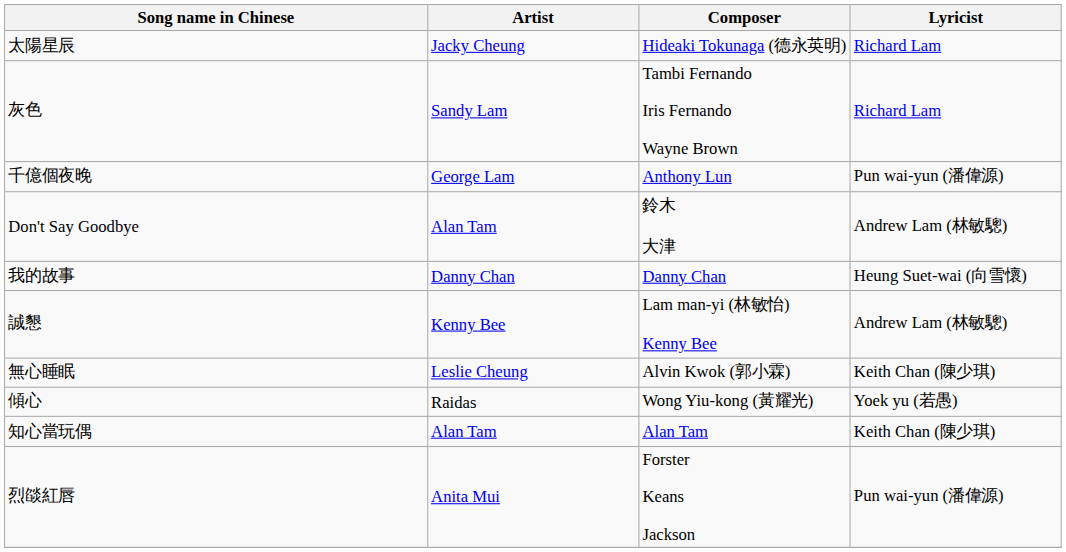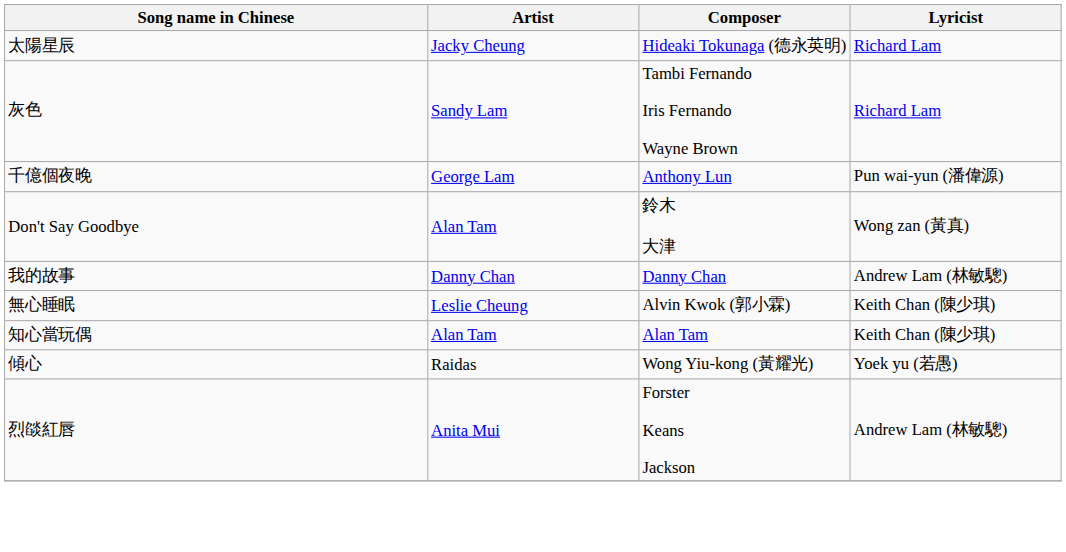(931, 225) Andrew Lam (林敏驄) -> (911, 225) Wong zan (黃真)
(940, 275) Heung Suet-wai (向雪懷) -> (931, 275) Andrew Lam (林敏驄)
- row: (25, 323)
rows swapped: (25, 401) <-> (50, 430)
(929, 496) Pun wai-yun (潘偉源) -> (931, 429) Andrew Lam (林敏驄)
